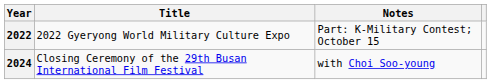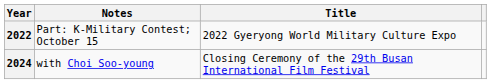columns swapped: (175, 13) <-> (398, 13)
